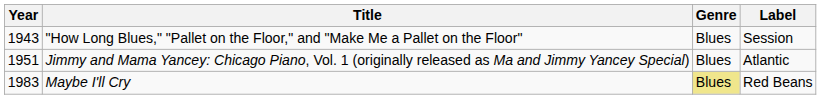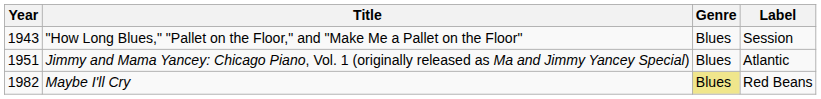(23, 82) 1983 -> (23, 82) 1982
